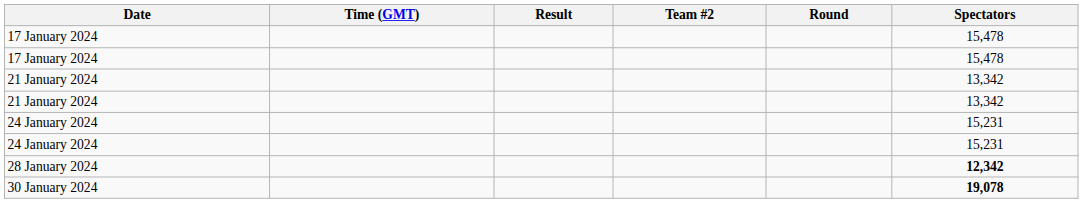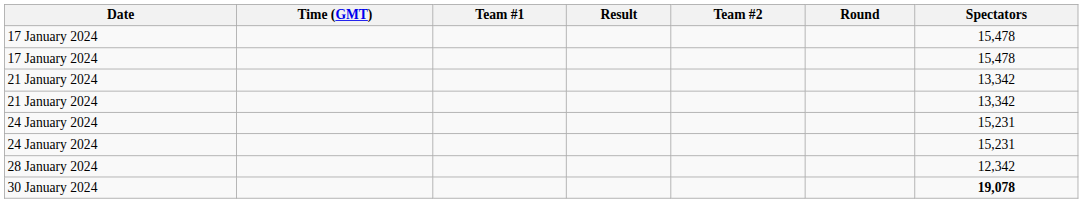+ column: (500, 15)
(985, 166) bold -> (996, 166) normal
